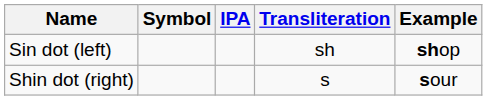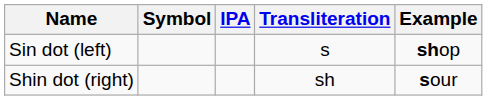(325, 49) sh -> (325, 49) s
(325, 79) s -> (325, 79) sh
